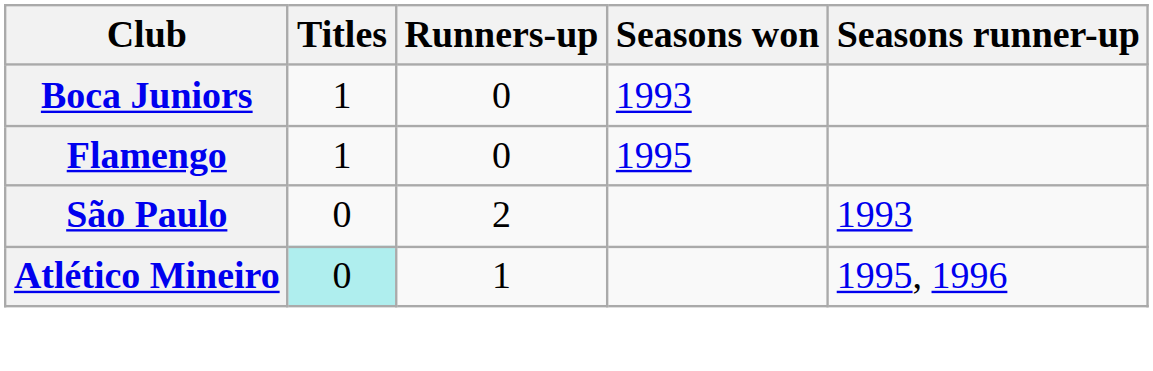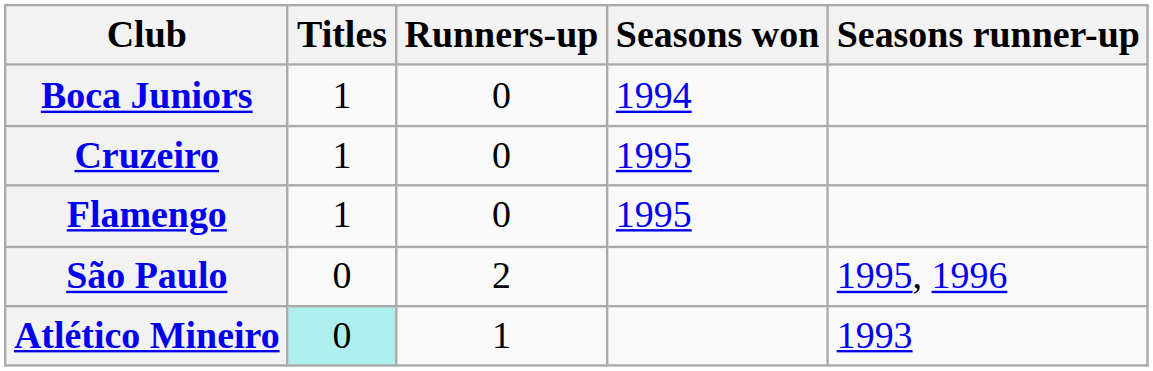(654, 94) 1993 -> (654, 94) 1994
+ row: (147, 154)
(875, 214) 1993 -> (922, 275) 1995, 1996
(922, 275) 1995, 1996 -> (875, 335) 1993
